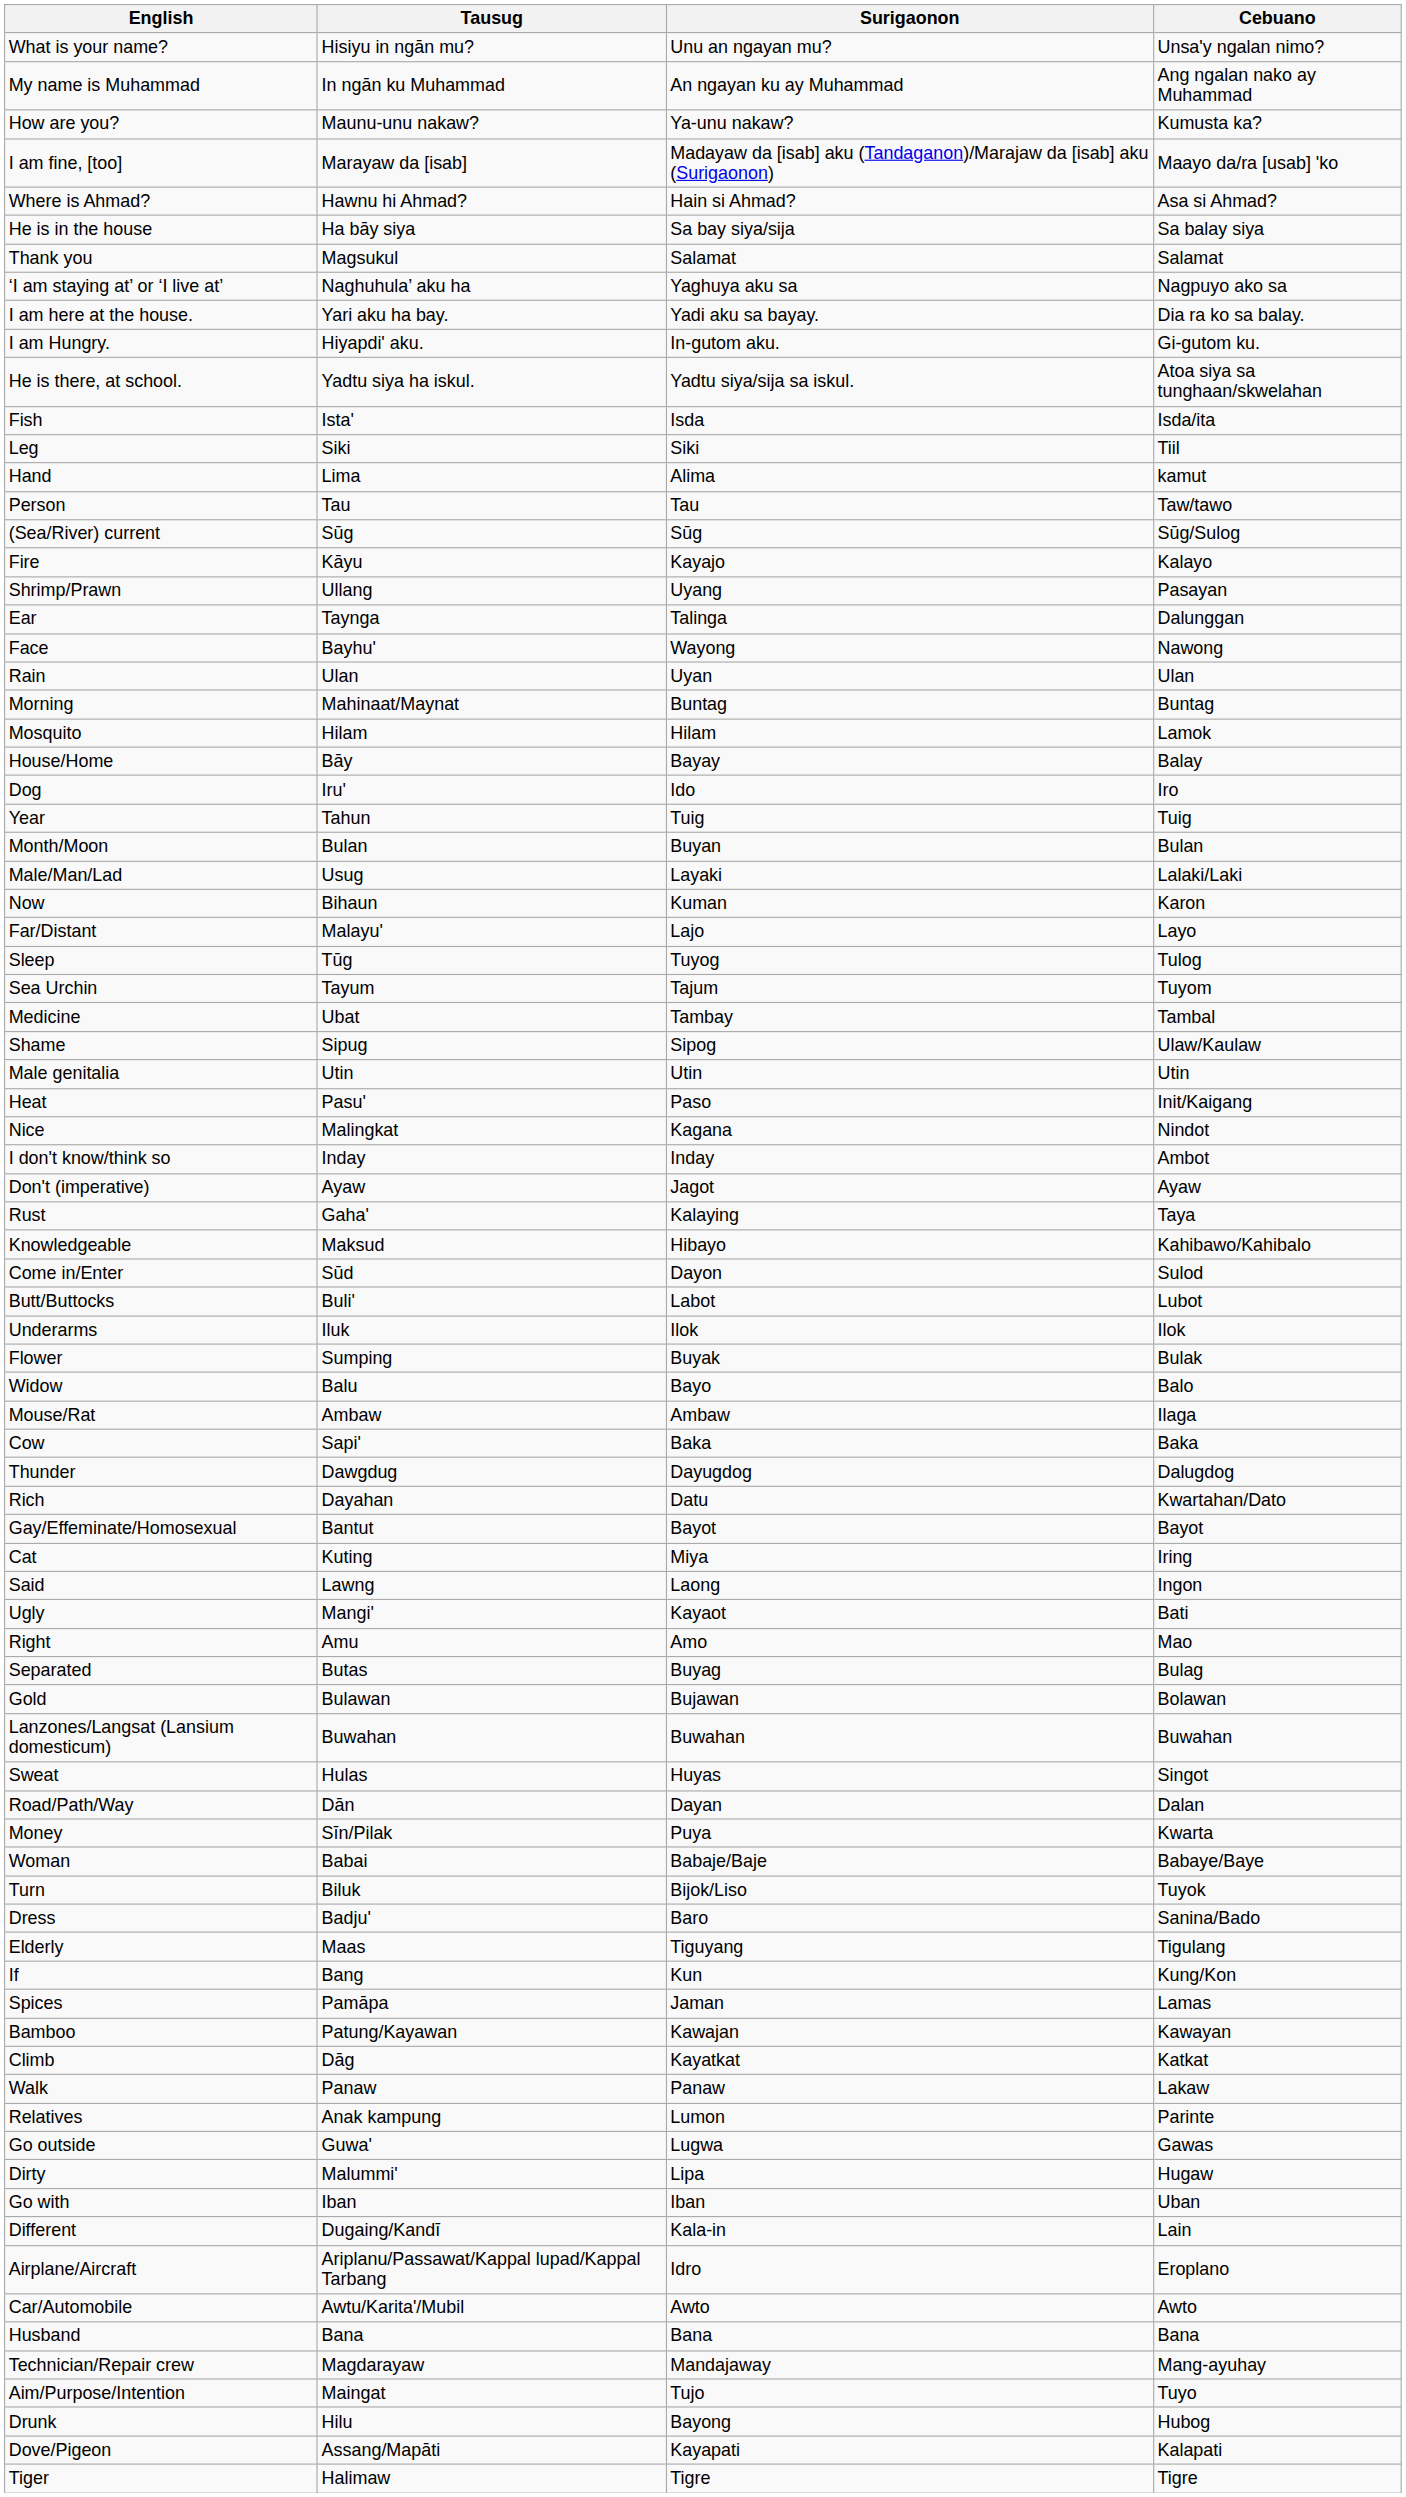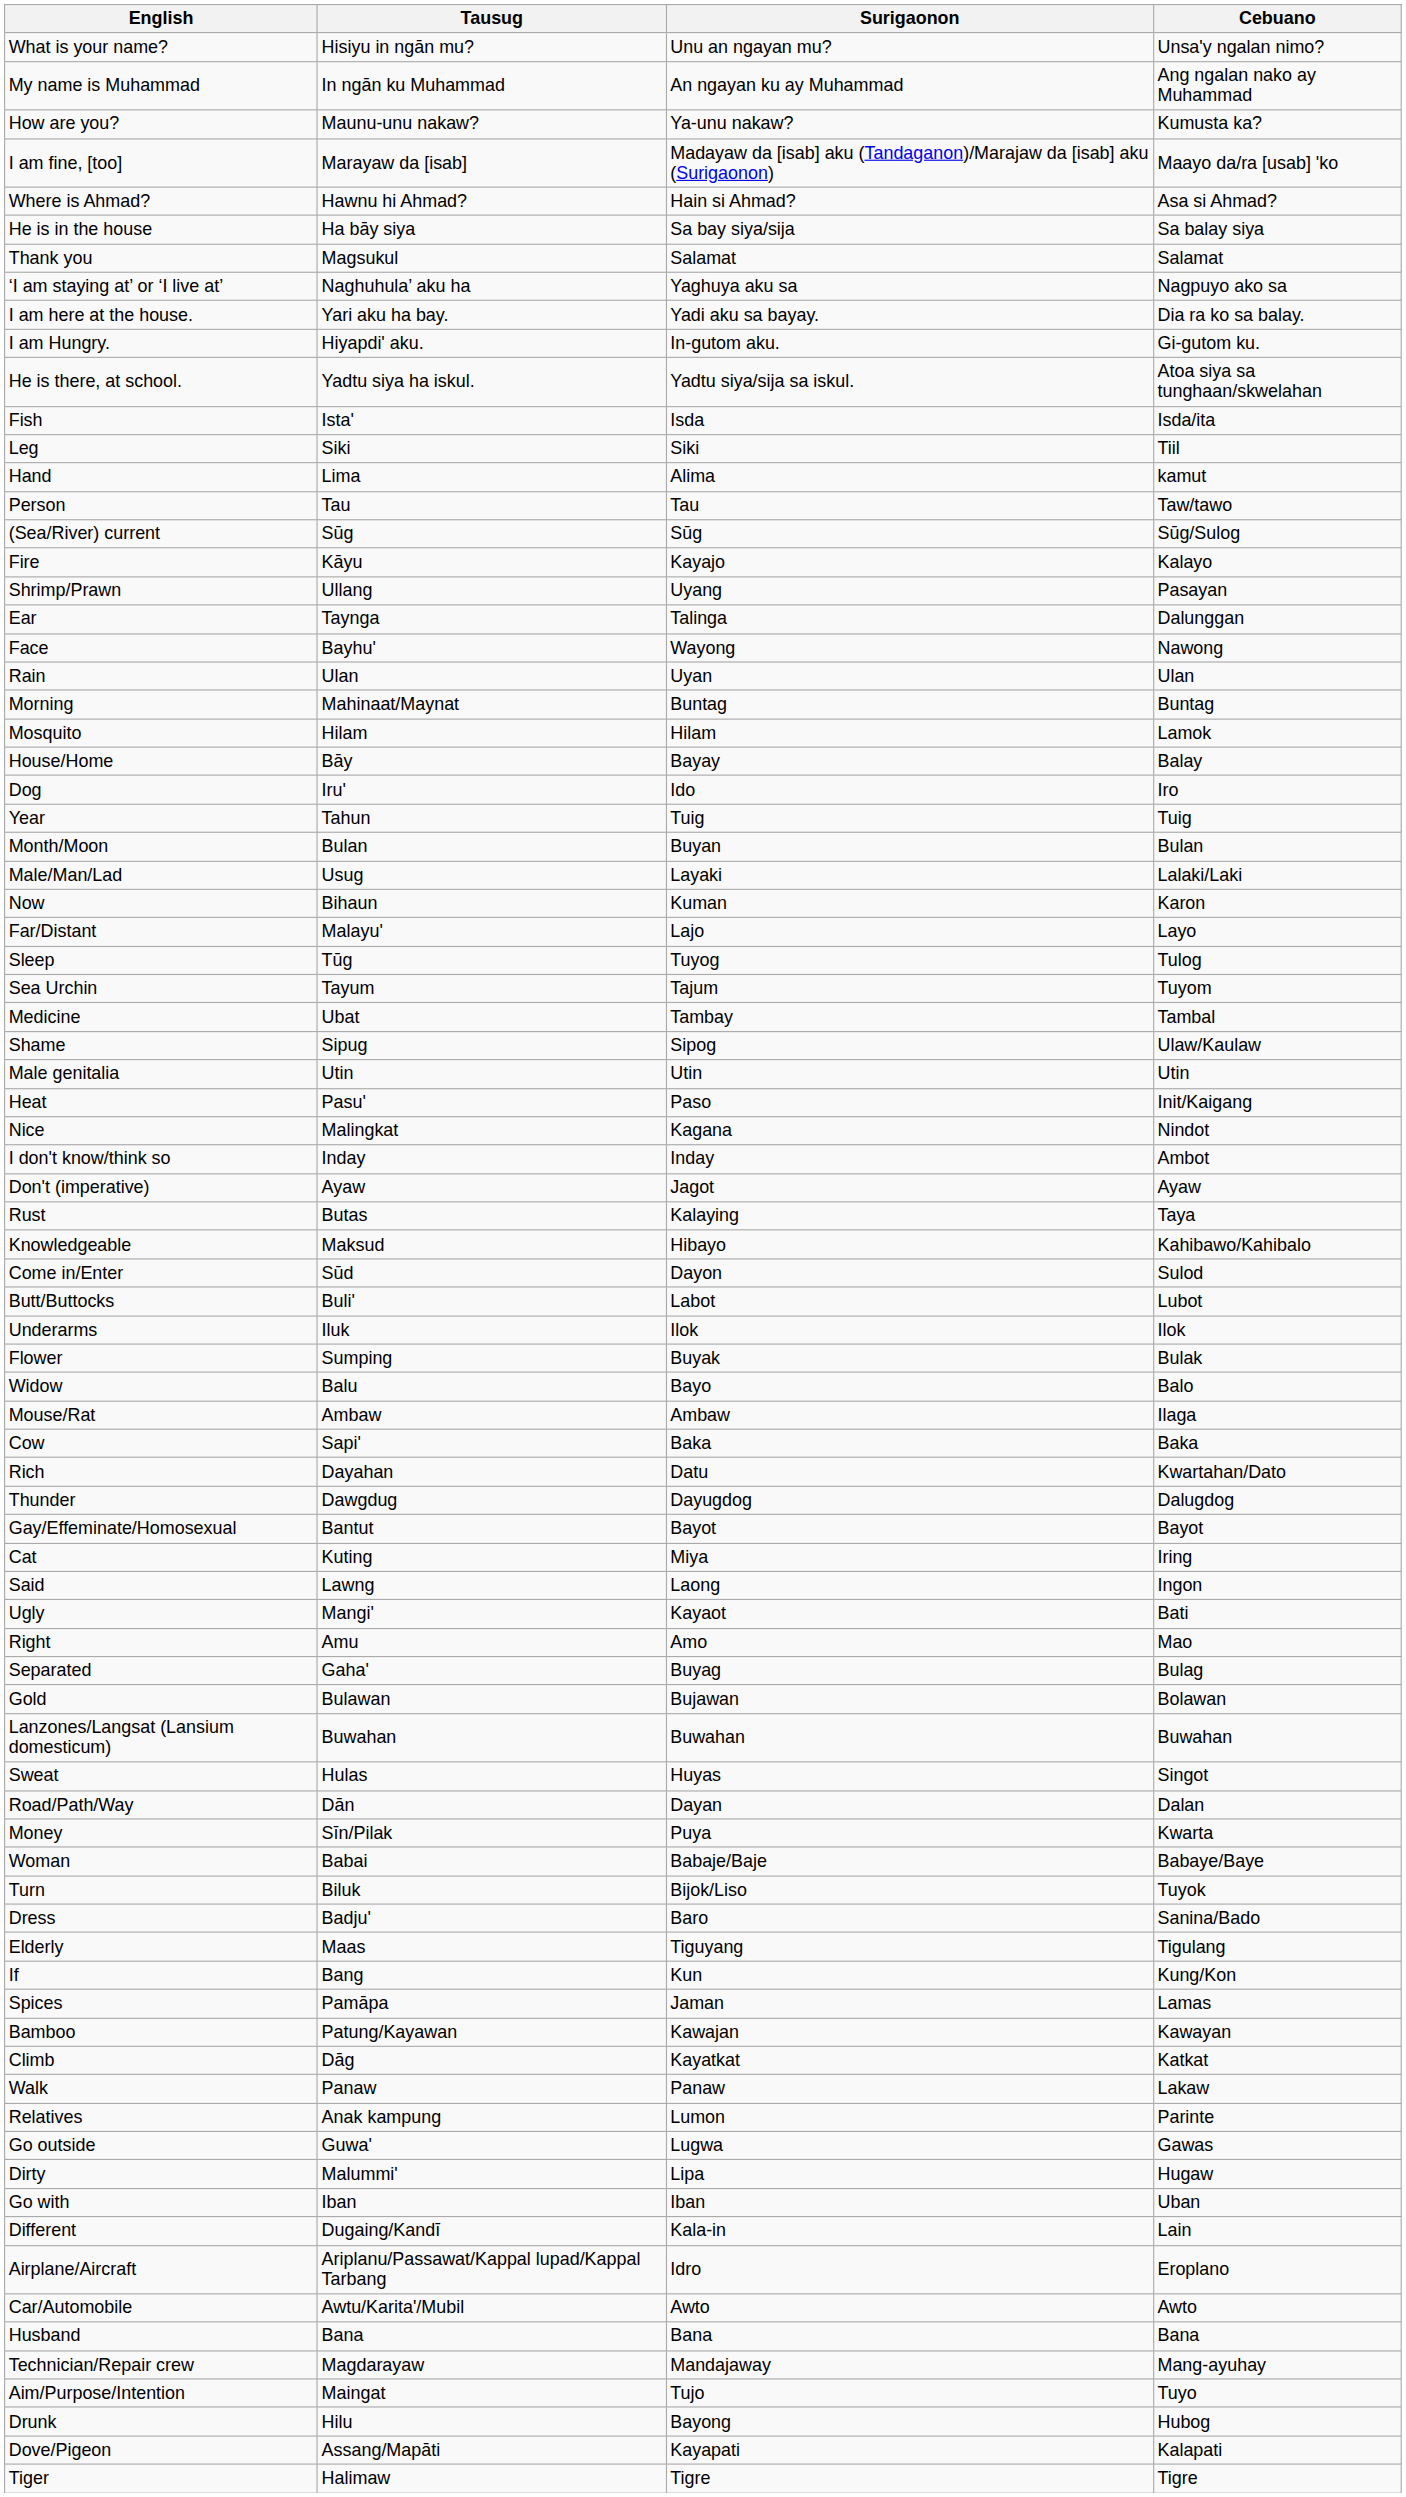(345, 1215) Gaha' -> (345, 1215) Butas
rows swapped: (42, 1471) <-> (27, 1500)
(345, 1670) Butas -> (345, 1670) Gaha'
